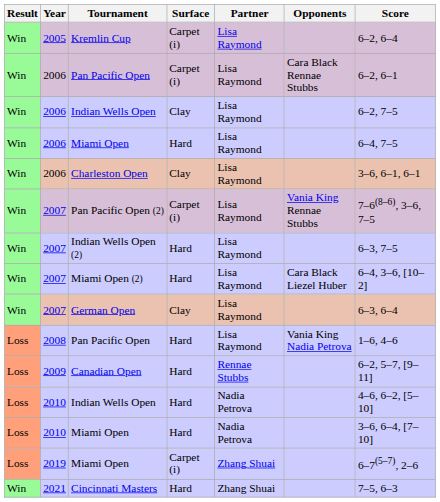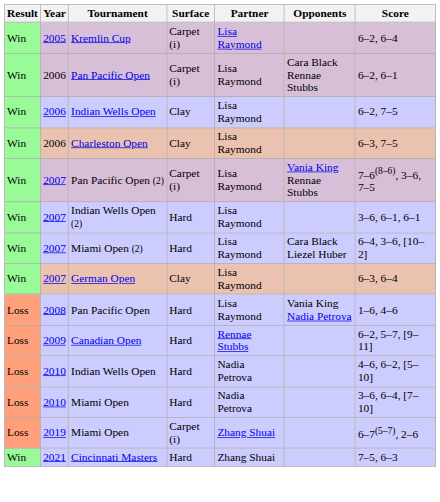- row: (54, 143)
(389, 173) 3–6, 6–1, 6–1 -> (378, 143) 6–3, 7–5
(378, 248) 6–3, 7–5 -> (389, 217) 3–6, 6–1, 6–1
